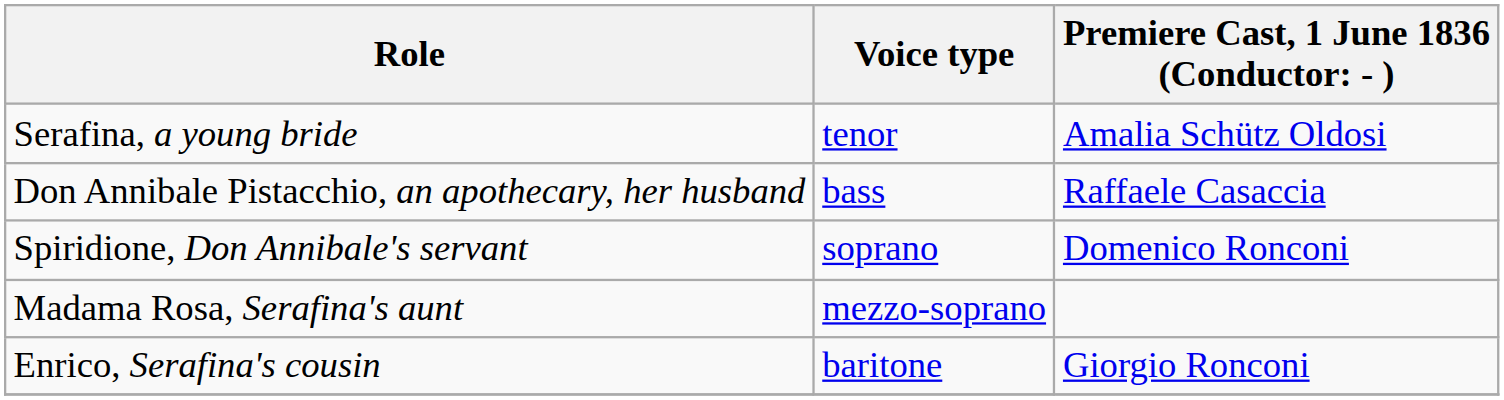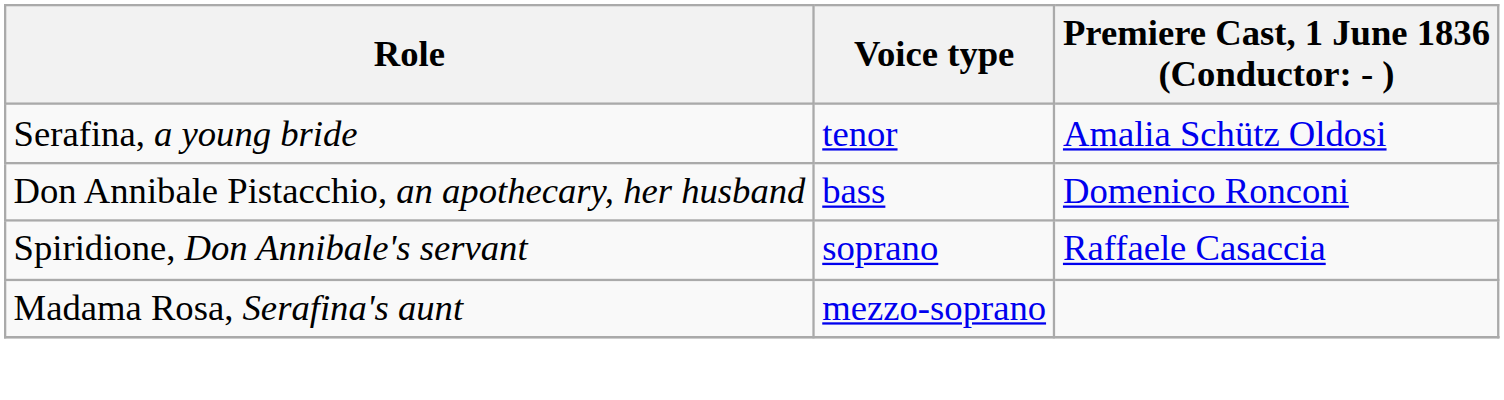(1194, 190) Raffaele Casaccia -> (1206, 190) Domenico Ronconi
(1206, 249) Domenico Ronconi -> (1194, 249) Raffaele Casaccia
- row: (197, 365)
